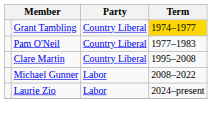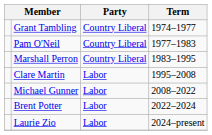(173, 28) gold background -> (173, 28) no background
+ row: (46, 59)
(115, 59) Country Liberal -> (95, 75) Labor
+ row: (38, 106)
